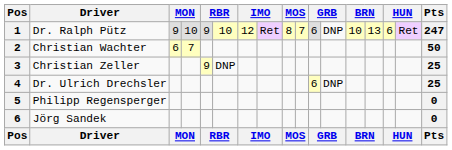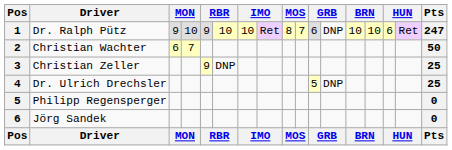(248, 31) 12 -> (248, 31) 10
(374, 31) 13 -> (374, 31) 10
(314, 84) 6 -> (314, 84) 5
